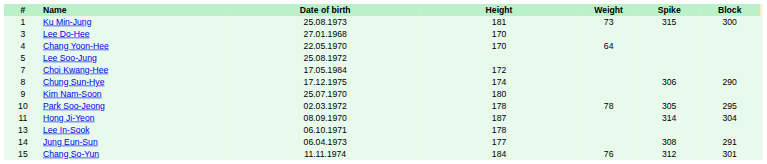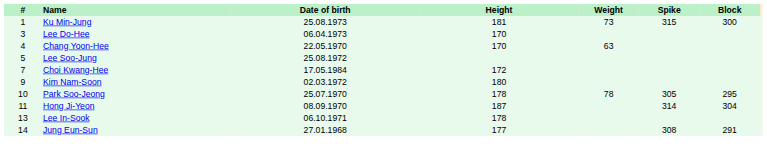(325, 34) 27.01.1968 -> (325, 34) 06.04.1973
(609, 46) 64 -> (609, 46) 63
- row: (74, 82)
(325, 94) 25.07.1970 -> (325, 82) 02.03.1972
(325, 106) 02.03.1972 -> (325, 94) 25.07.1970
(325, 142) 06.04.1973 -> (325, 130) 27.01.1968
- row: (71, 154)
